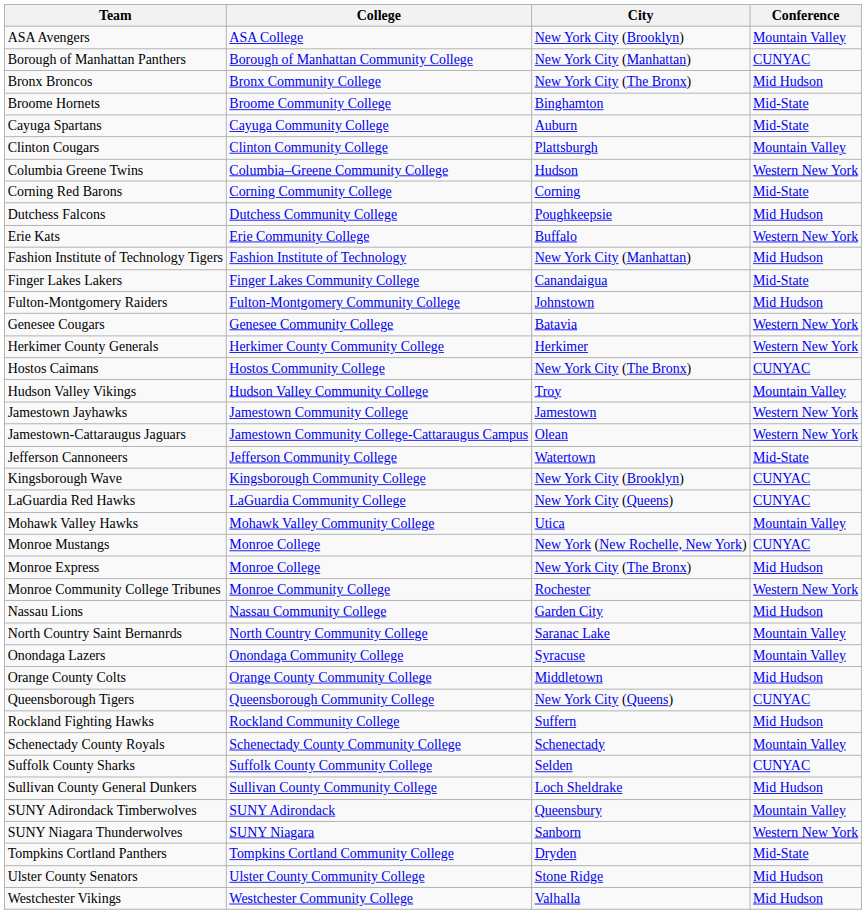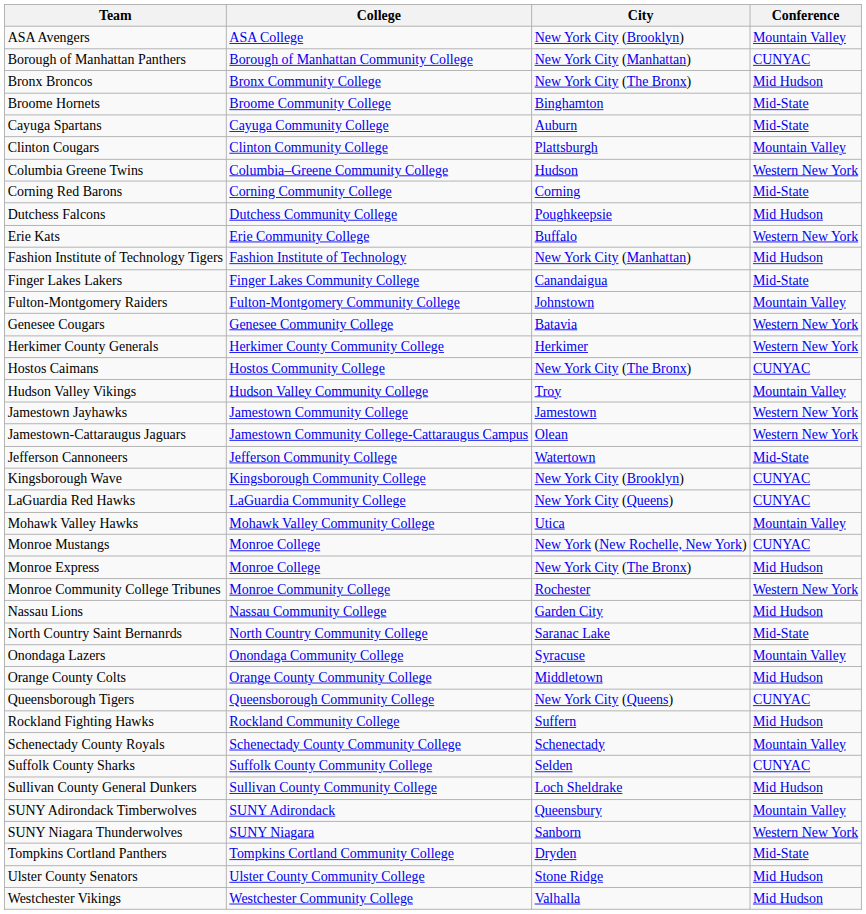(788, 302) Mid Hudson -> (799, 302) Mountain Valley
(799, 633) Mountain Valley -> (781, 633) Mid-State
